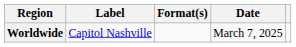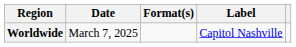columns swapped: (248, 13) <-> (110, 13)
